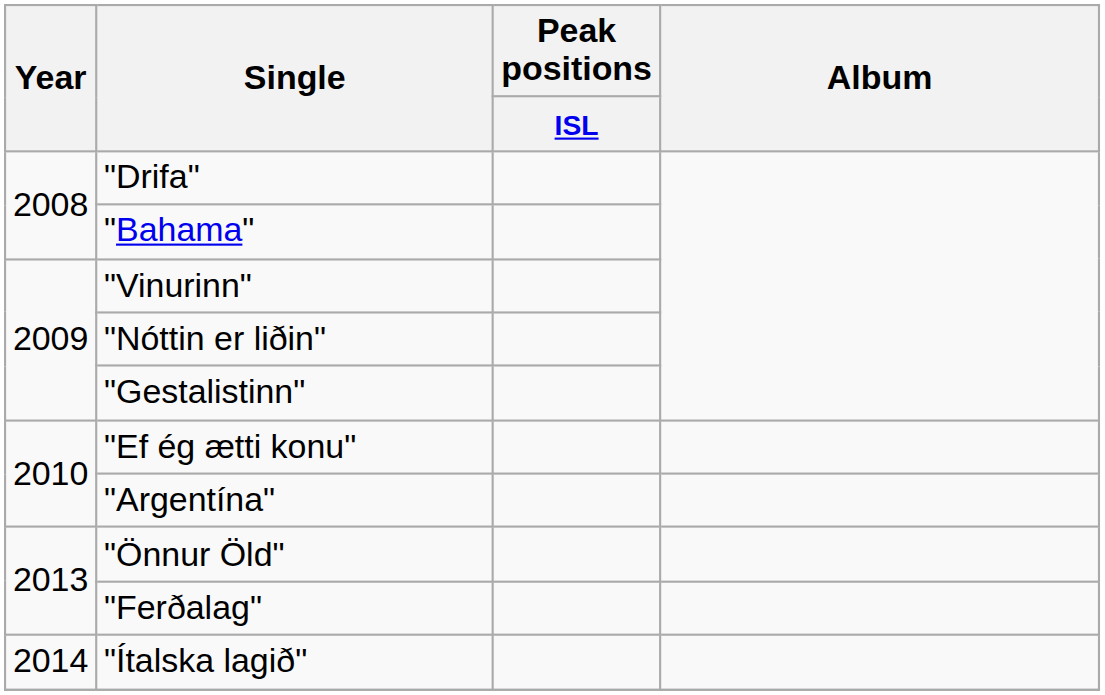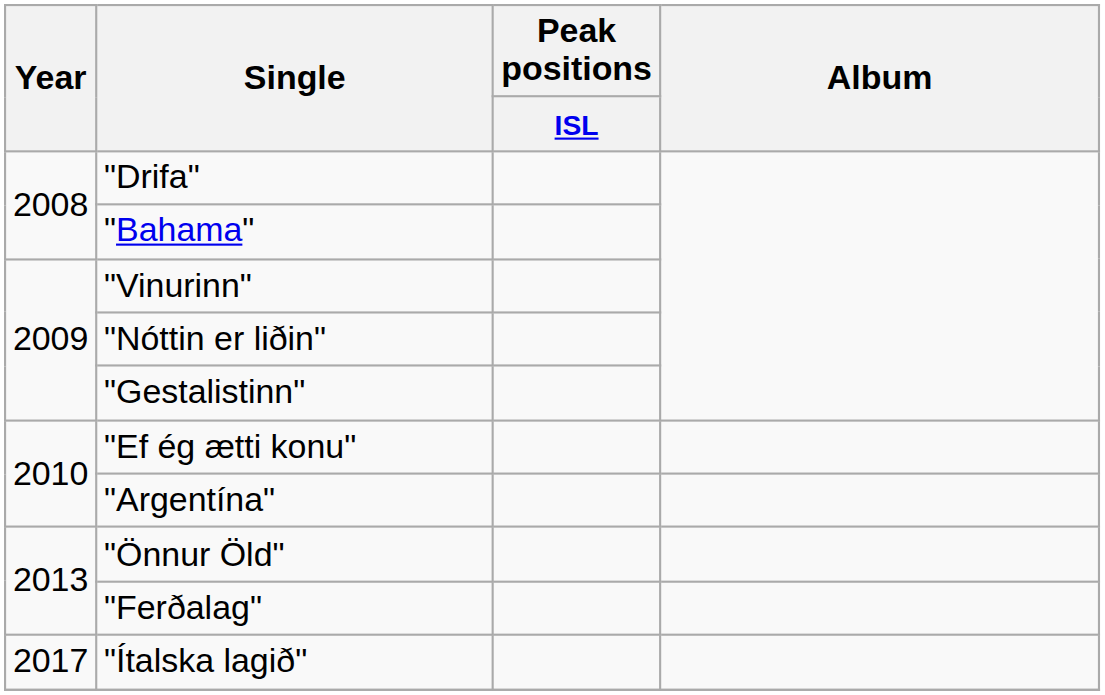(51, 661) 2014 -> (51, 661) 2017
